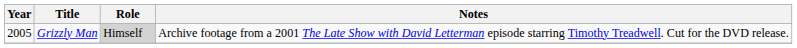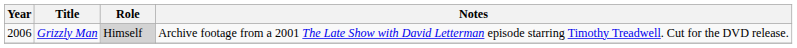(19, 33) 2005 -> (19, 33) 2006
